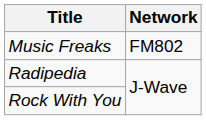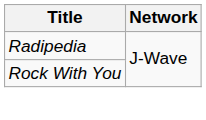- row: (60, 45)
